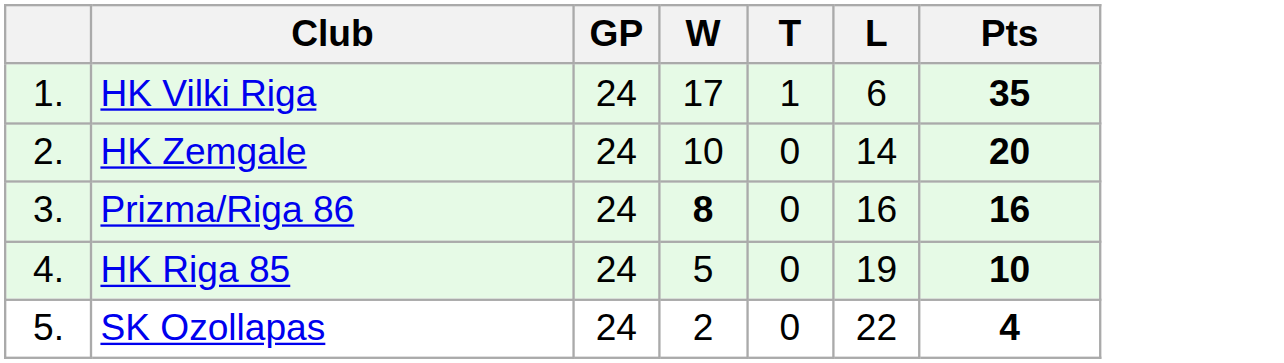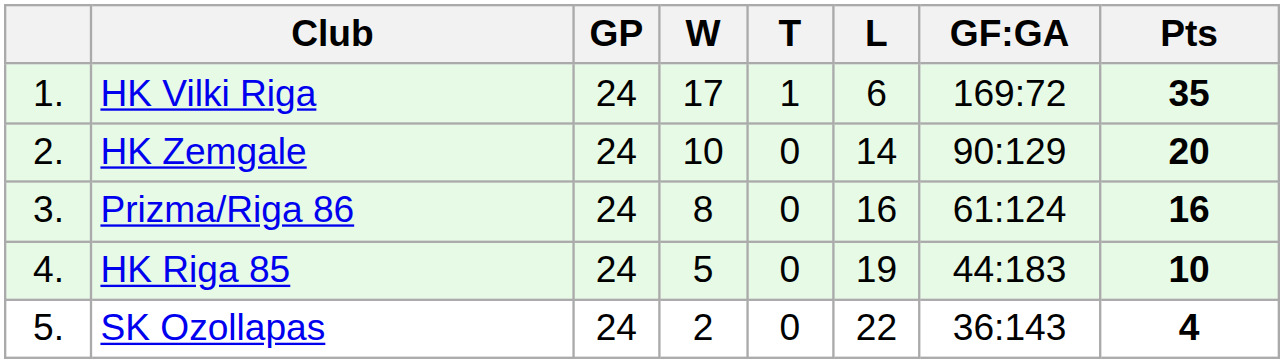+ column: (1010, 33)
(703, 210) bold -> (703, 210) normal
